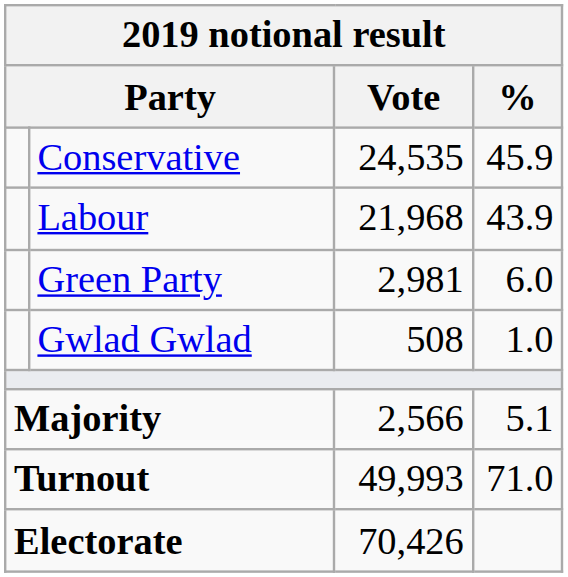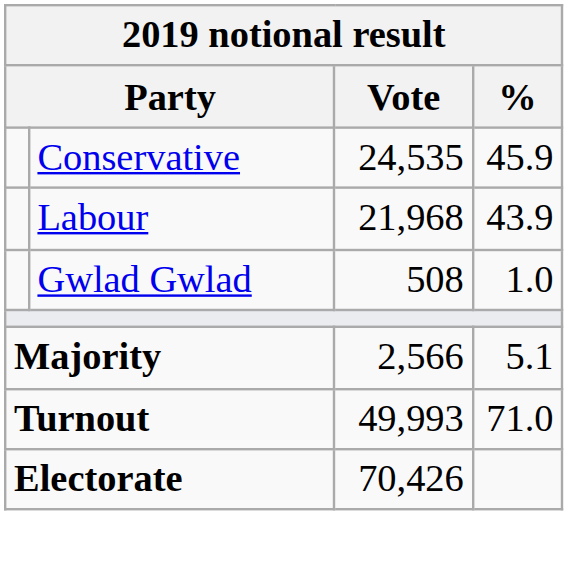- row: (130, 278)
